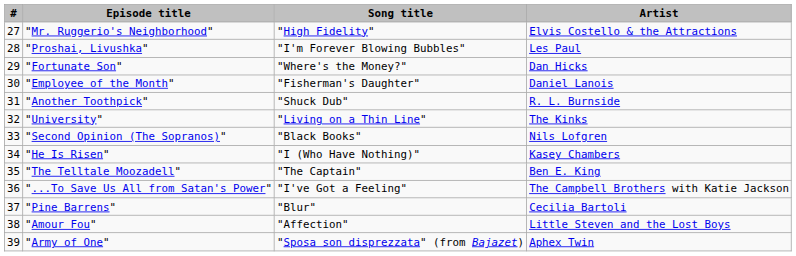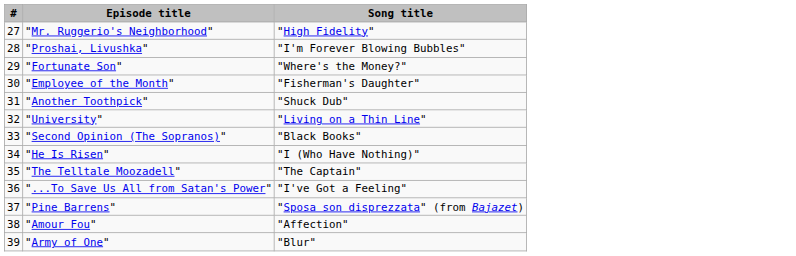- column: (659, 13)
(297, 207) "Blur" -> (401, 207) "Sposa son disprezzata" (from Bajazet)
(401, 242) "Sposa son disprezzata" (from Bajazet) -> (297, 242) "Blur"
